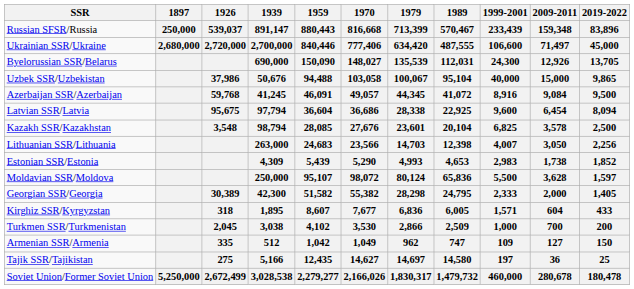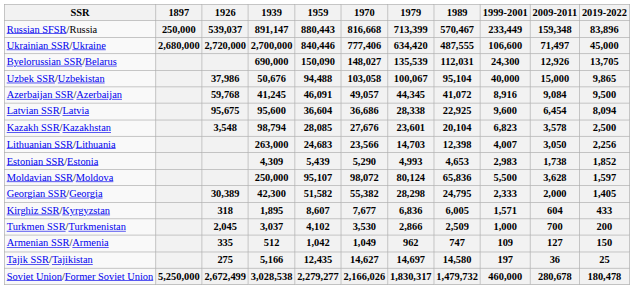(505, 29) 233,439 -> (505, 29) 233,449
(272, 111) 97,794 -> (272, 111) 95,600
(505, 128) 6,825 -> (505, 128) 6,823
(272, 227) 3,038 -> (272, 227) 3,037
